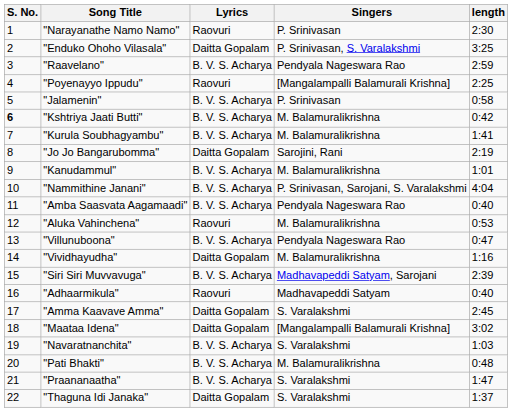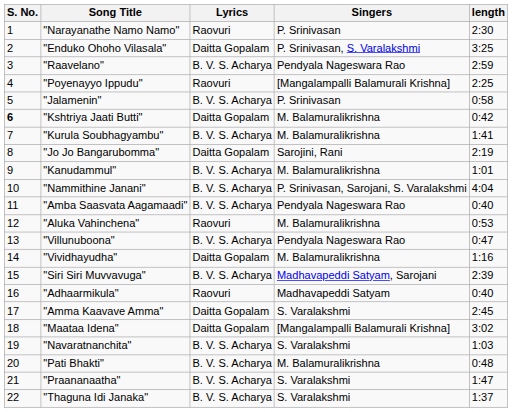(232, 118) B. V. S. Acharya -> (231, 118) Daitta Gopalam
(231, 398) Daitta Gopalam -> (232, 398) B. V. S. Acharya
